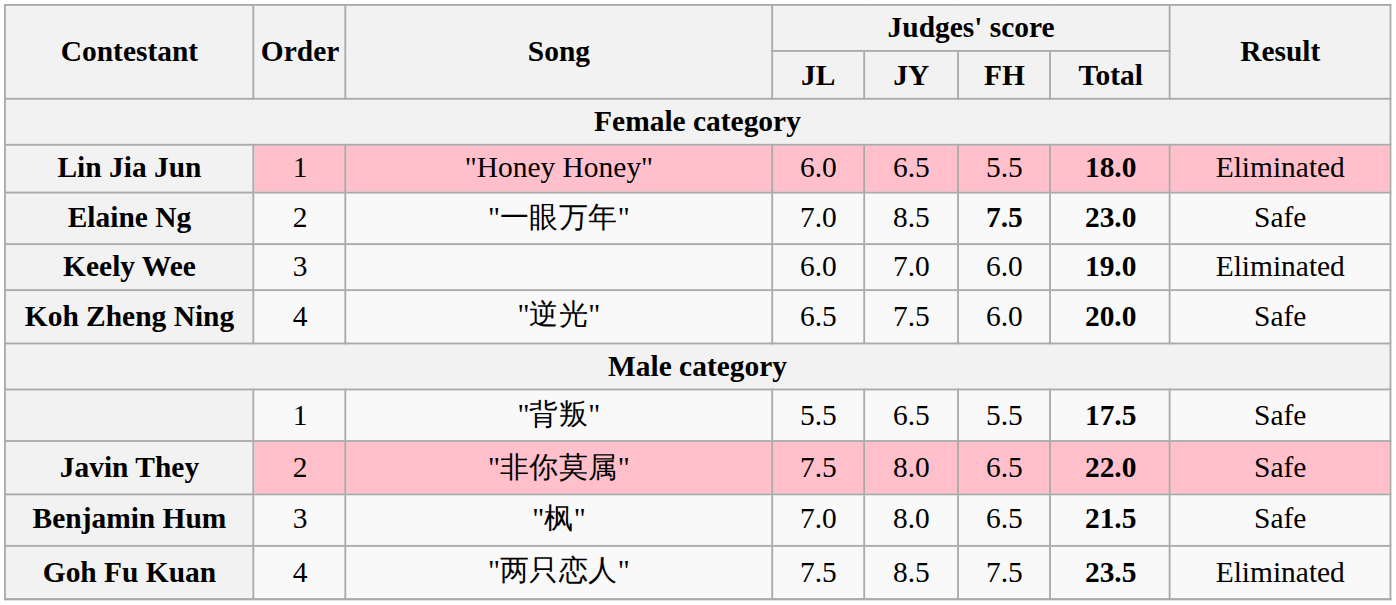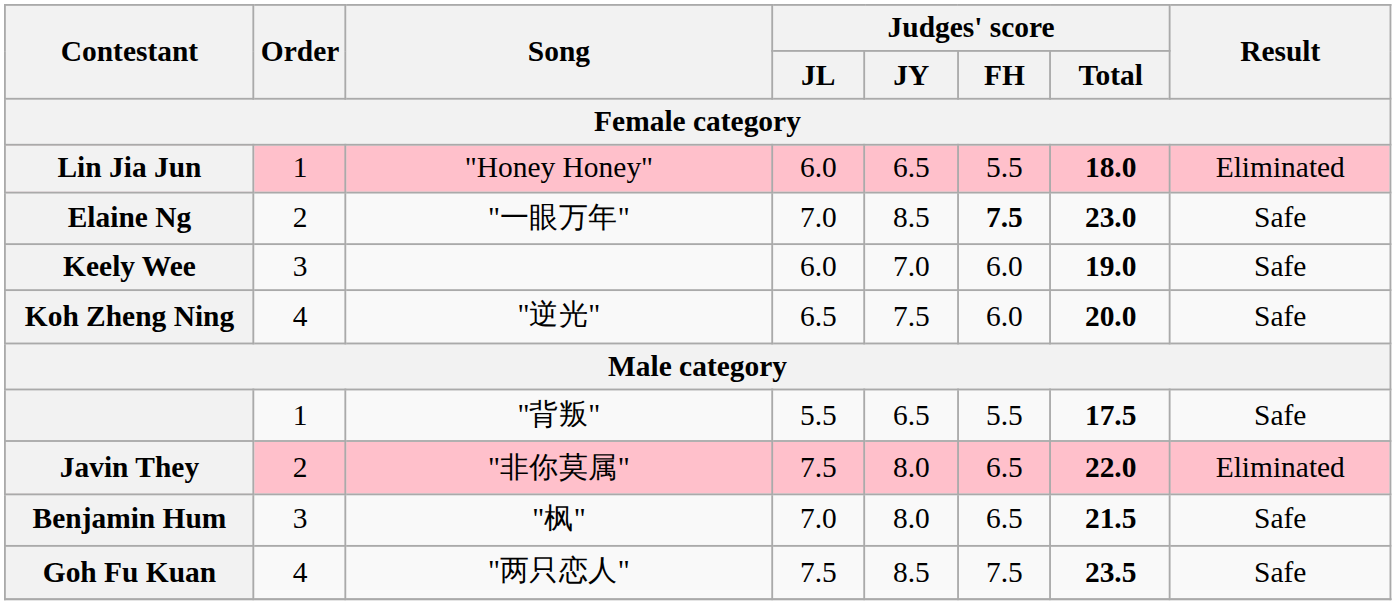(1280, 266) Eliminated -> (1280, 266) Safe
(1280, 467) Safe -> (1280, 467) Eliminated
(1280, 571) Eliminated -> (1280, 571) Safe
